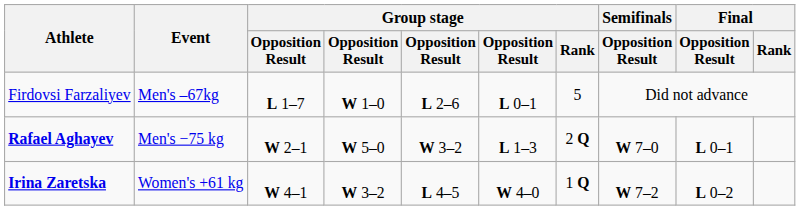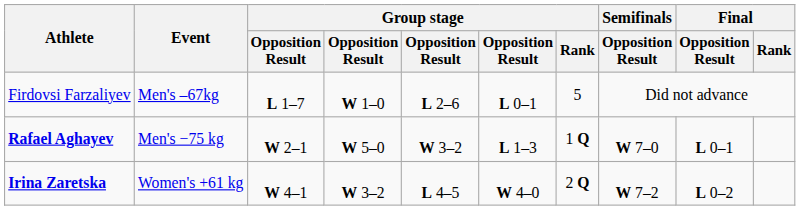(577, 139) 2 Q -> (577, 139) 1 Q
(577, 183) 1 Q -> (577, 183) 2 Q
